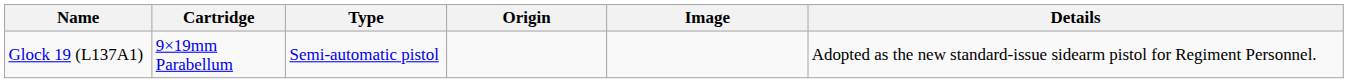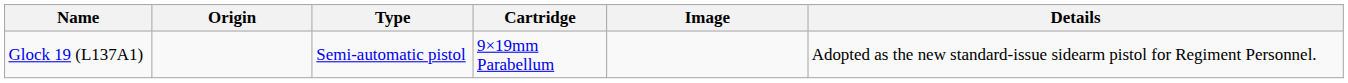columns swapped: (527, 17) <-> (219, 17)
